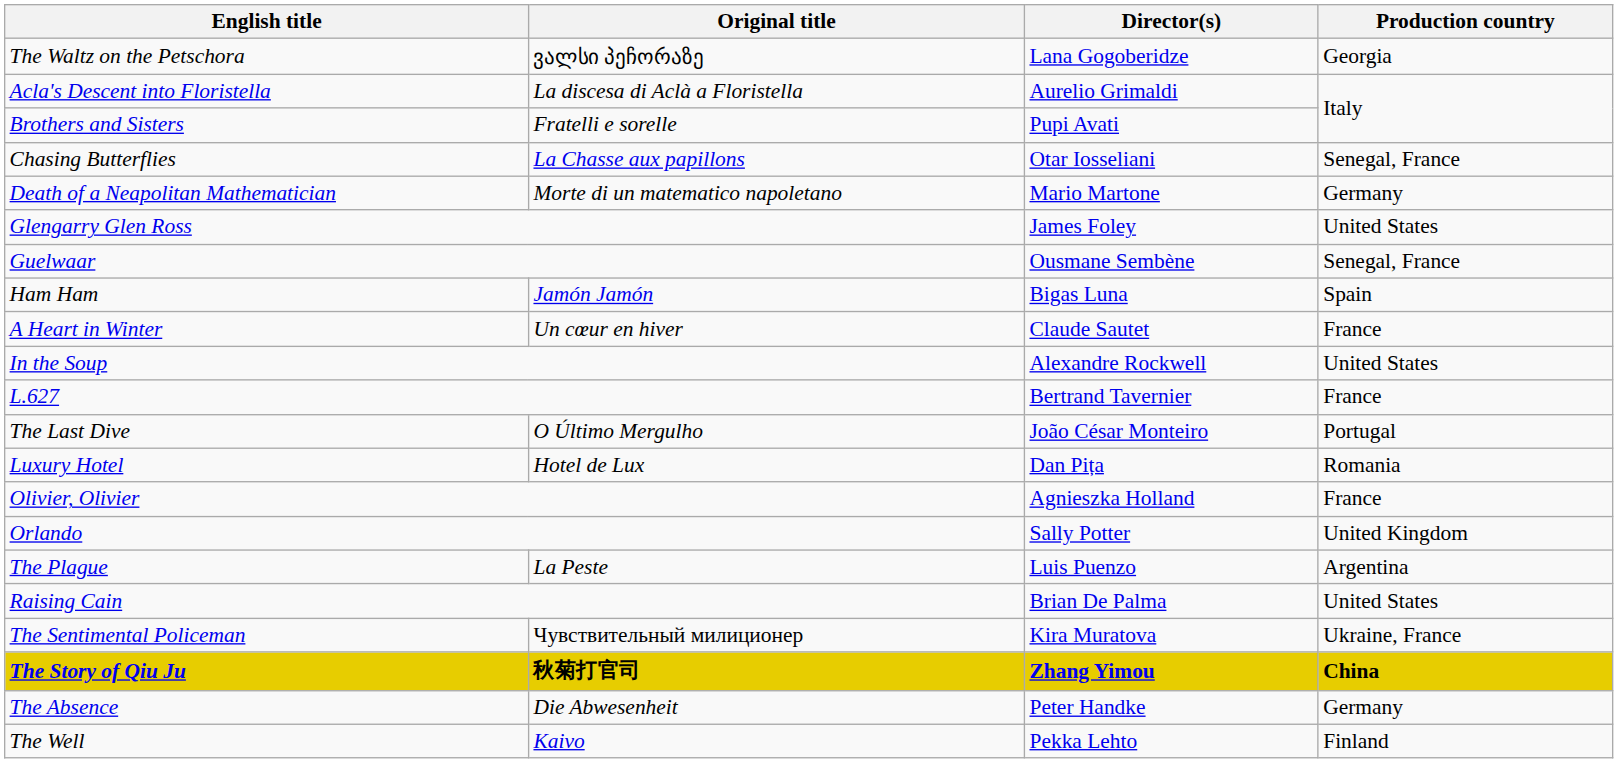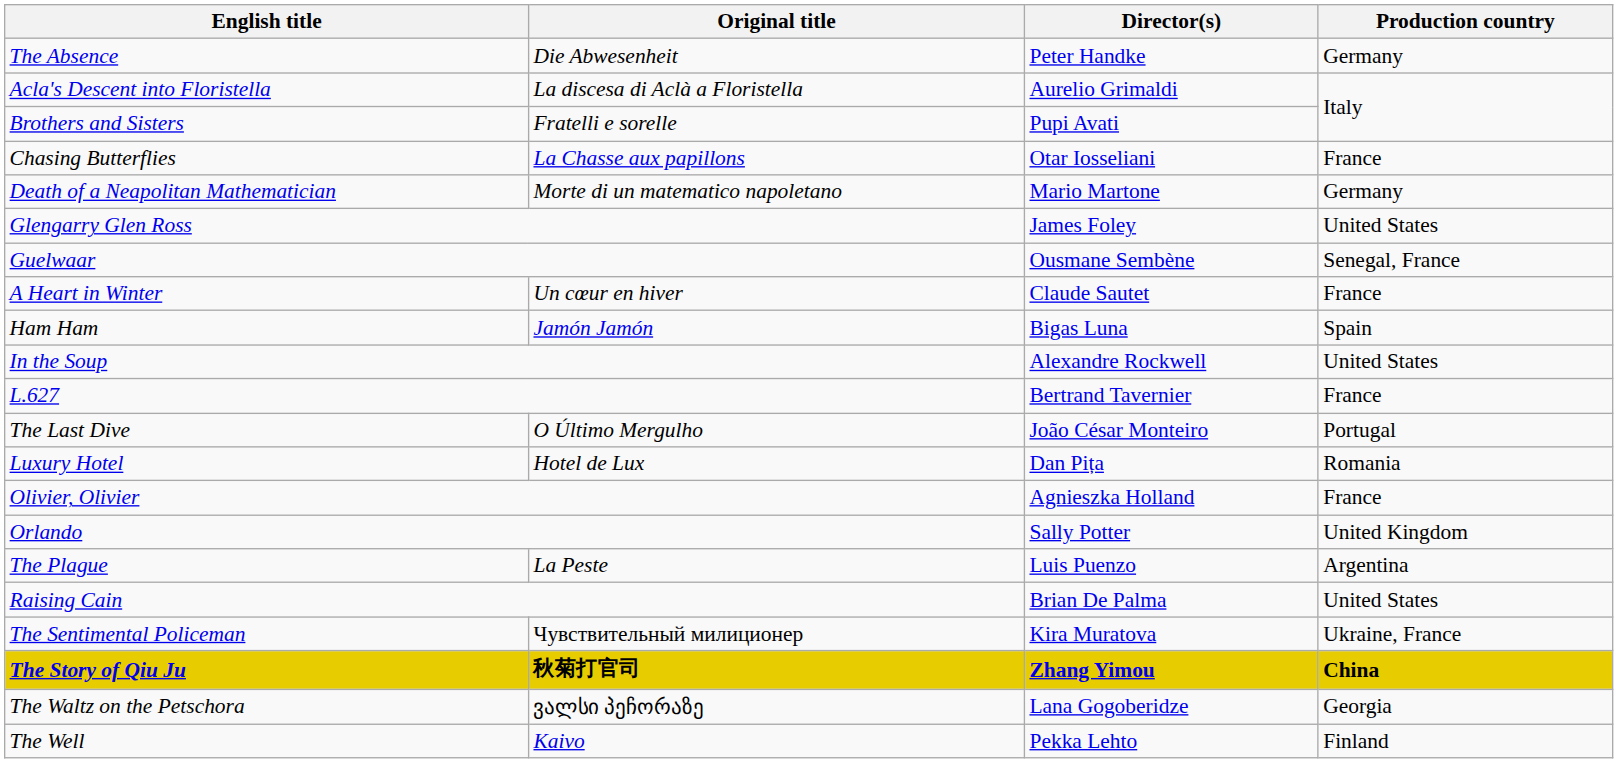rows swapped: (64, 706) <-> (127, 56)
(1392, 158) Senegal, France -> (1352, 157) France
rows swapped: (54, 294) <-> (86, 328)
